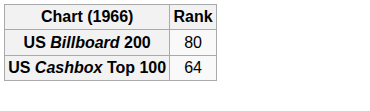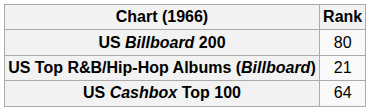+ row: (162, 67)
